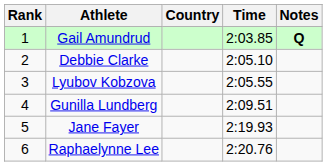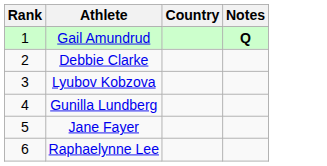- column: (249, 15)
